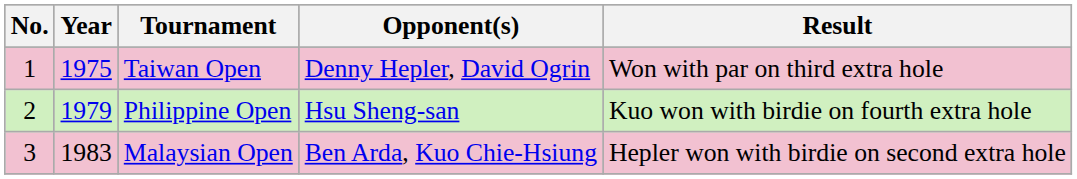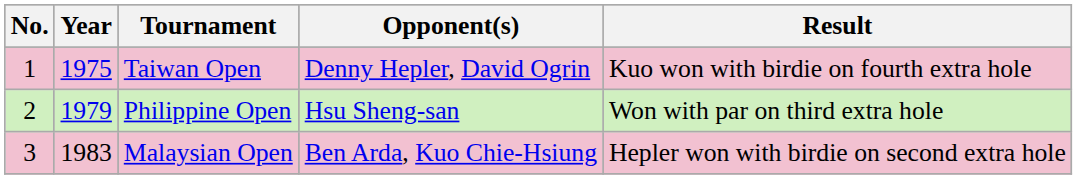(776, 68) Won with par on third extra hole -> (820, 68) Kuo won with birdie on fourth extra hole
(820, 110) Kuo won with birdie on fourth extra hole -> (776, 110) Won with par on third extra hole
